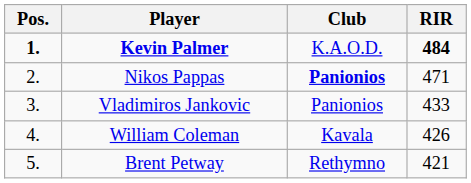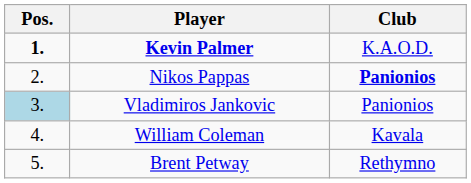- column: (436, 18)
(33, 105) no background -> (37, 105) lightblue background
